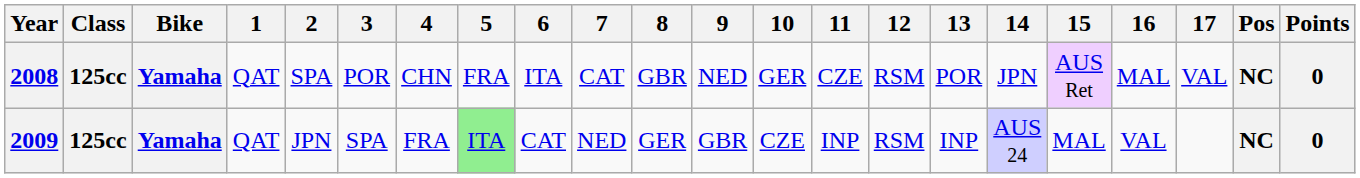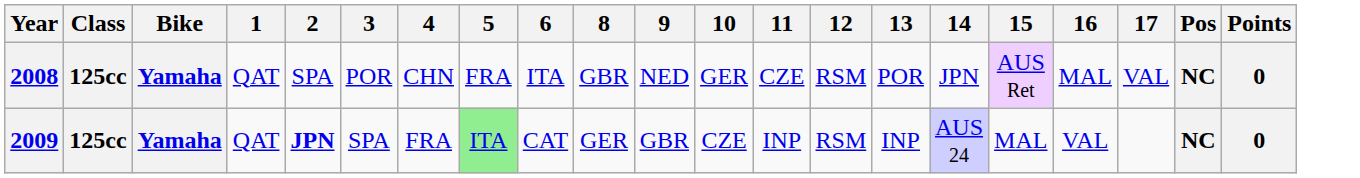- column: (602, 23)
(311, 140) normal -> (313, 140) bold
